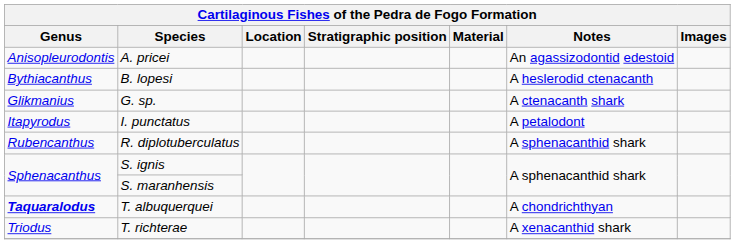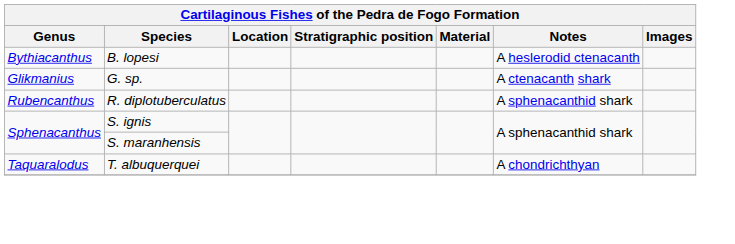- row: (145, 57)
- row: (155, 121)
(51, 206) bold -> (48, 164) normal
- row: (154, 228)
